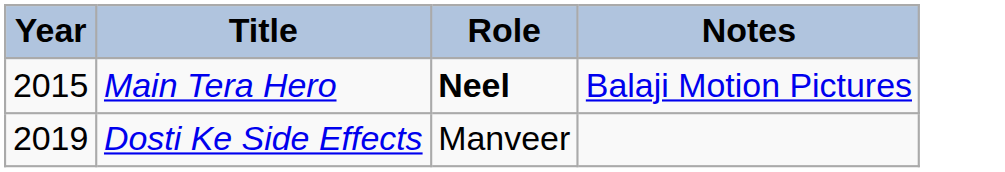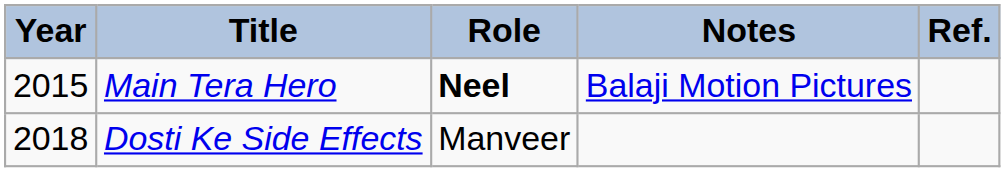+ column: (960, 31)
(51, 138) 2019 -> (51, 138) 2018
